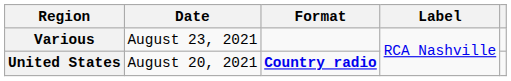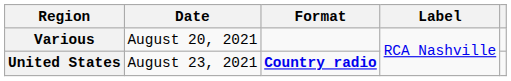(192, 40) August 23, 2021 -> (192, 40) August 20, 2021
(192, 63) August 20, 2021 -> (192, 63) August 23, 2021
